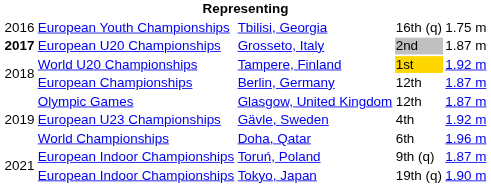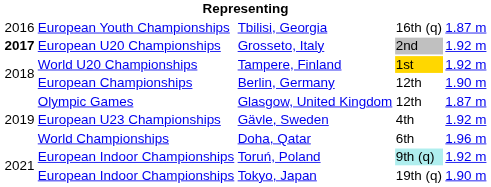(466, 27) 1.75 m -> (466, 27) 1.87 m
(466, 46) 1.87 m -> (466, 46) 1.92 m
(466, 83) 1.87 m -> (466, 83) 1.90 m
(415, 156) no background -> (415, 156) paleturquoise background
(466, 156) 1.87 m -> (466, 156) 1.92 m
